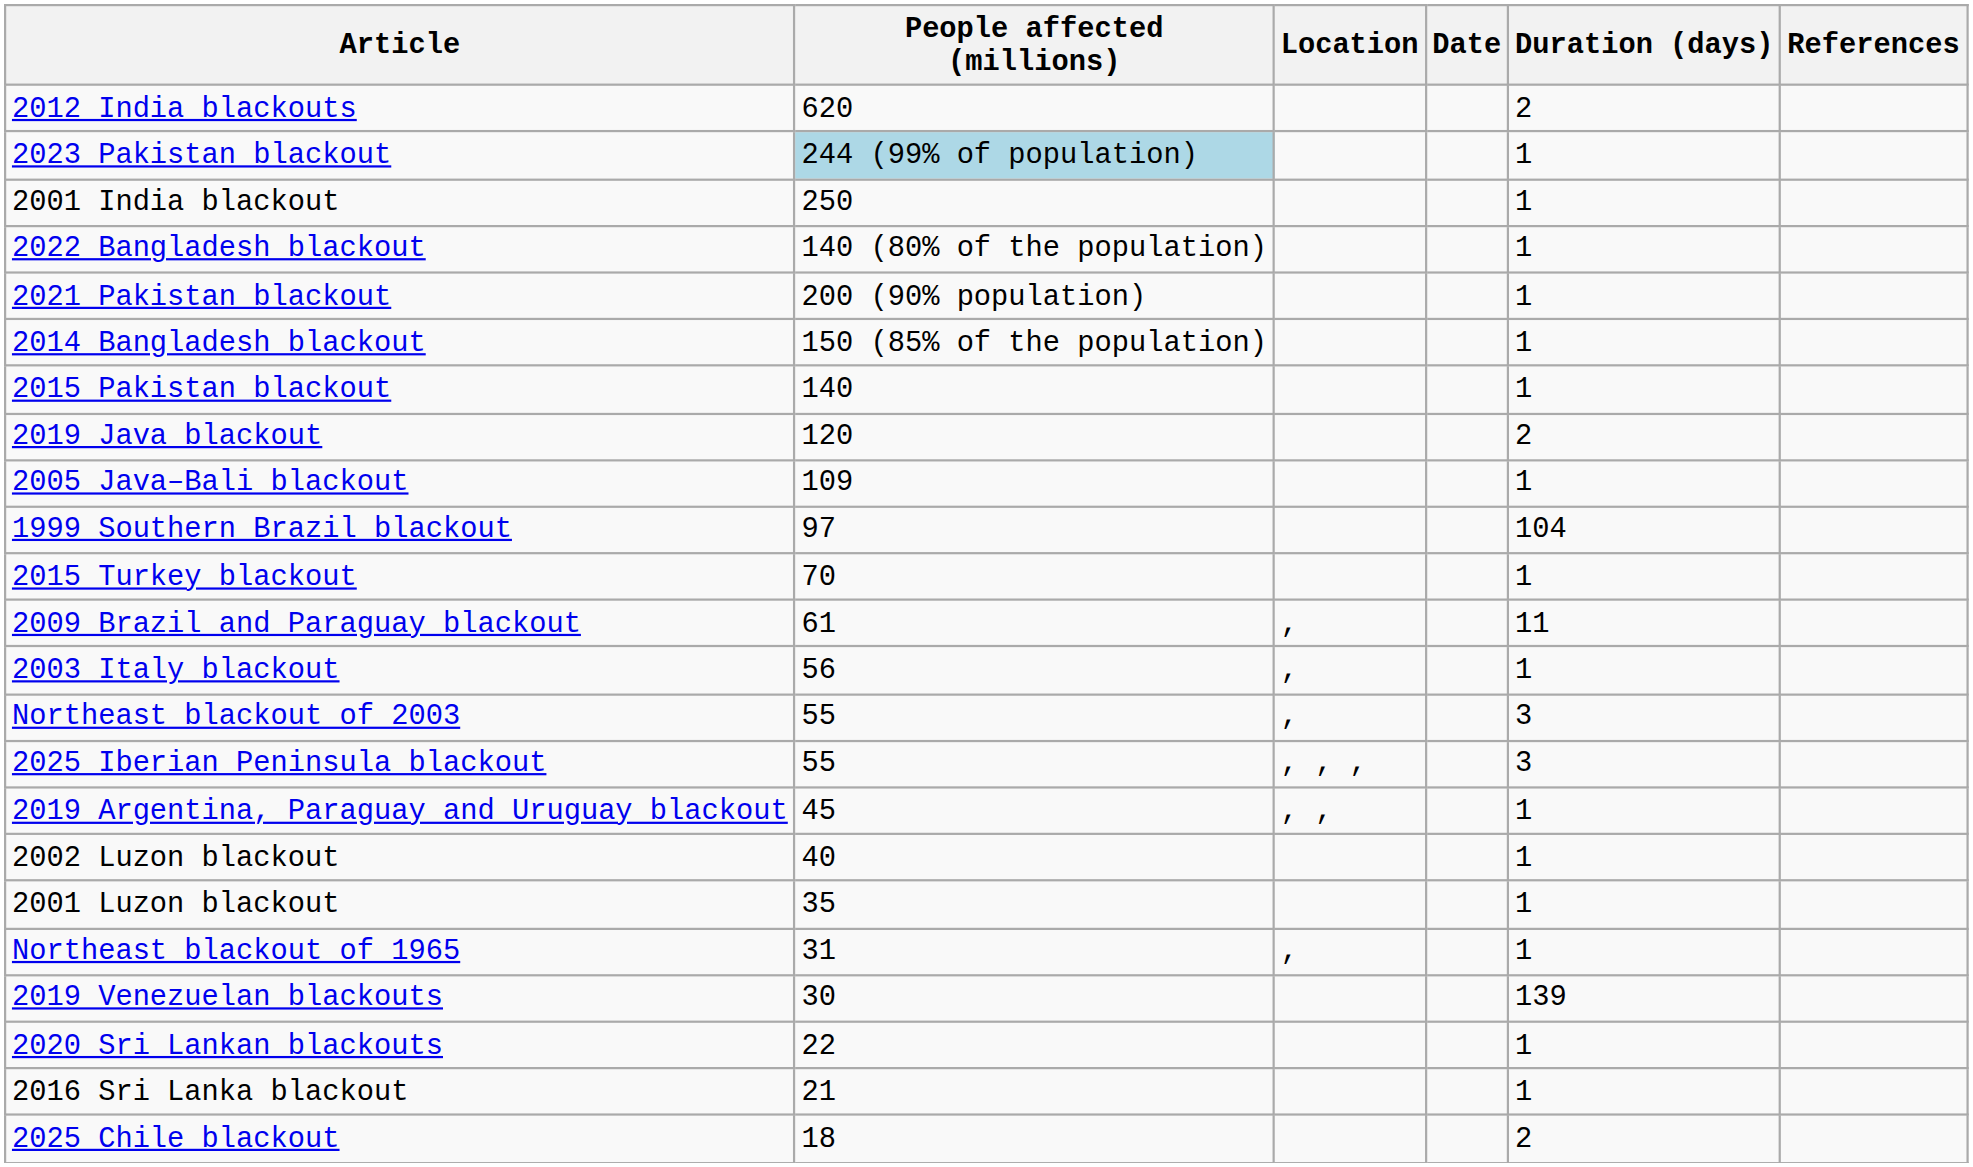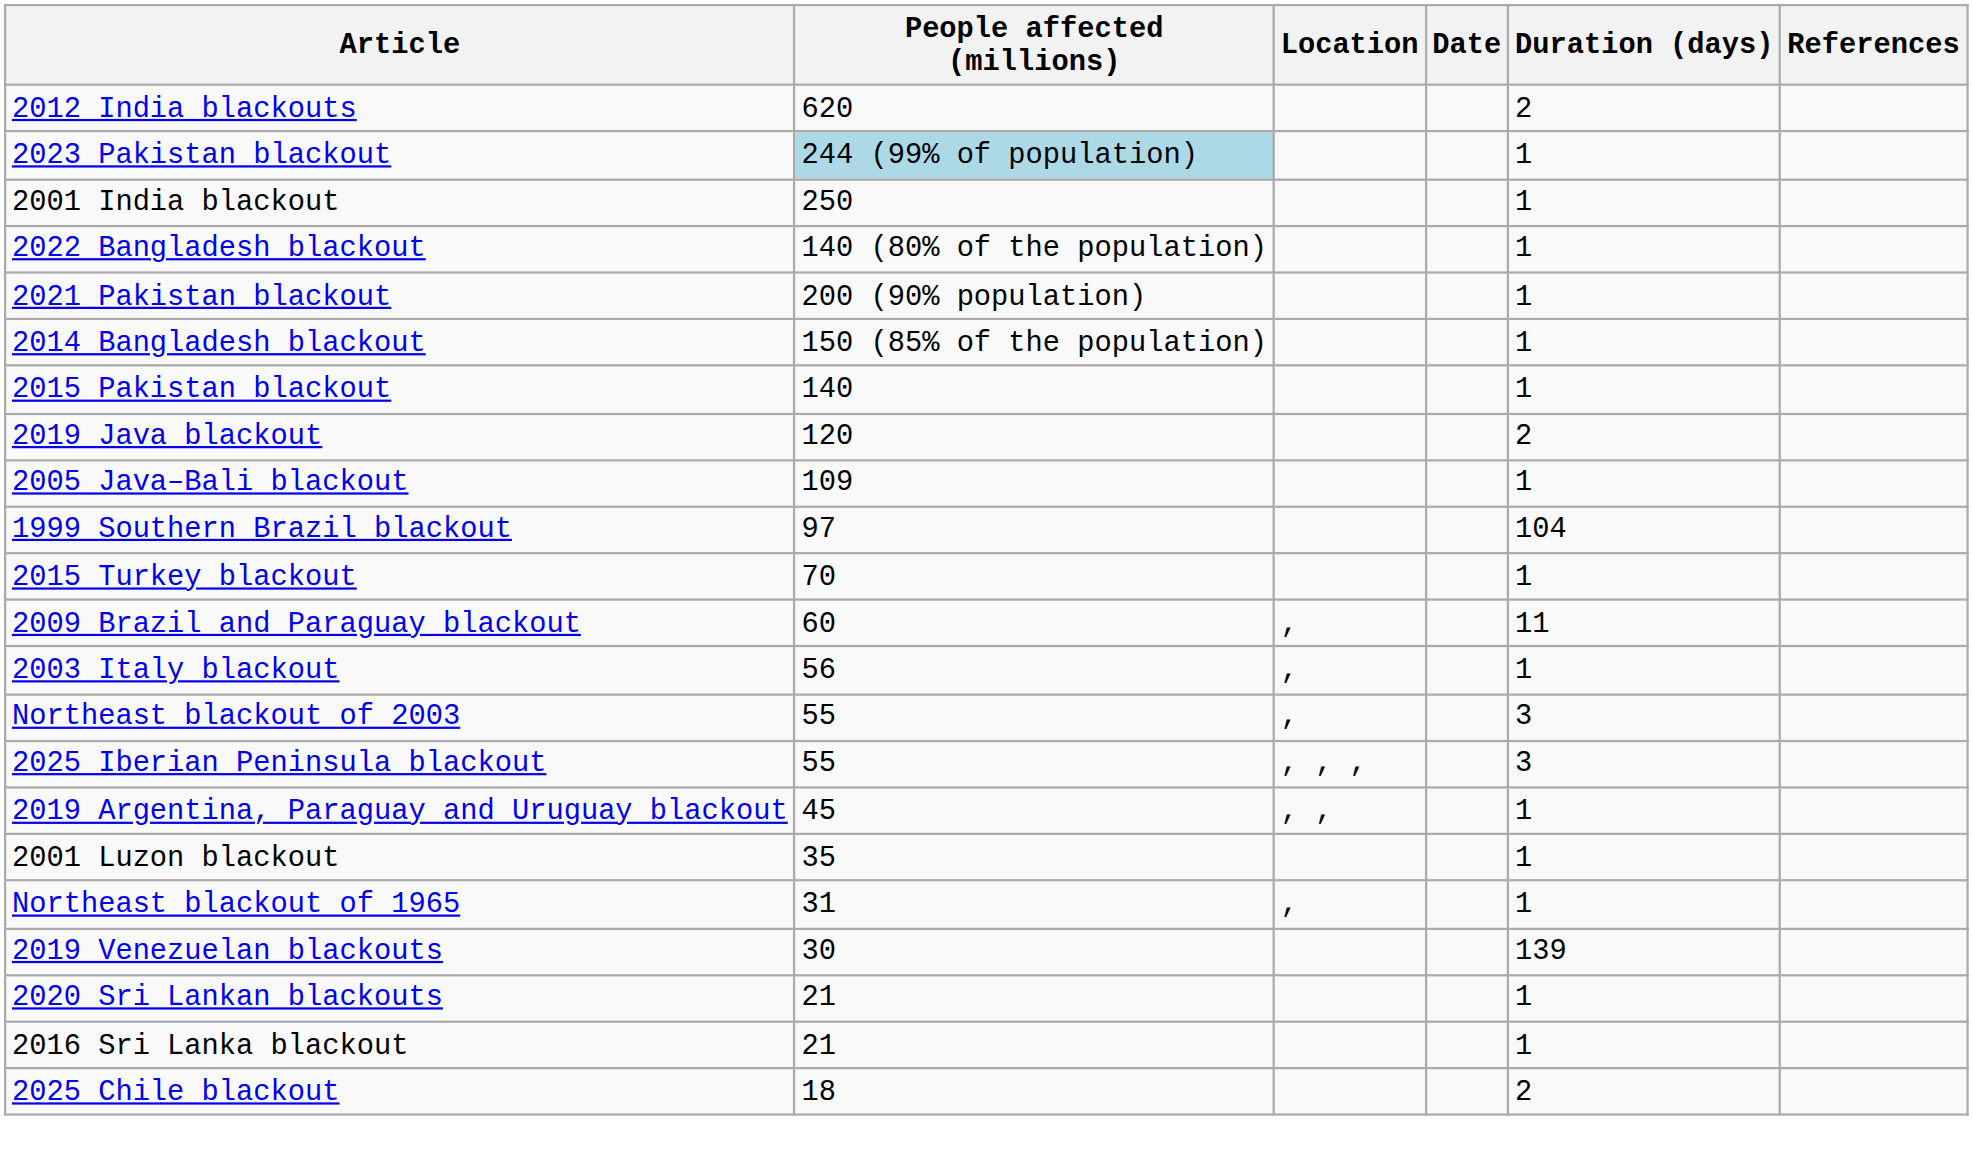(819, 624) 61 -> (819, 624) 60
- row: (176, 858)
(819, 1045) 22 -> (819, 998) 21
